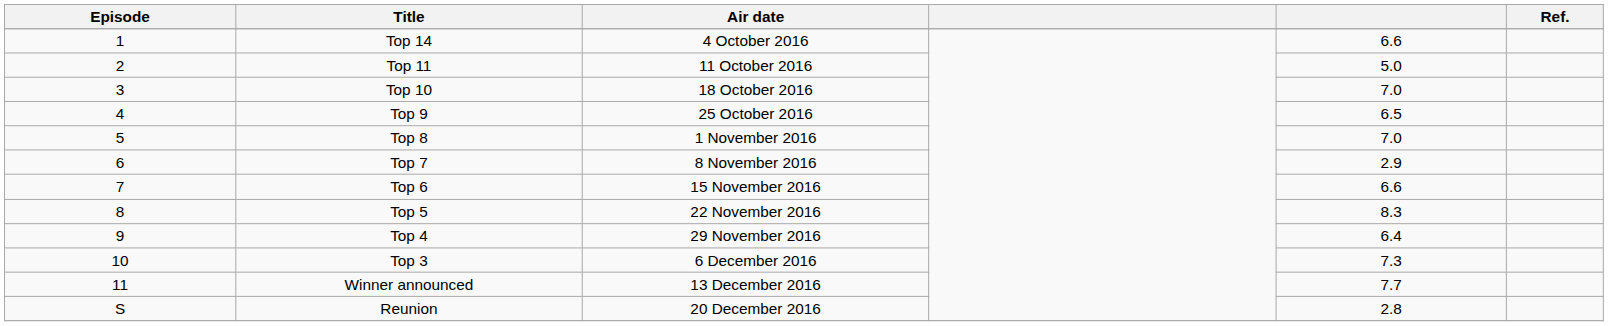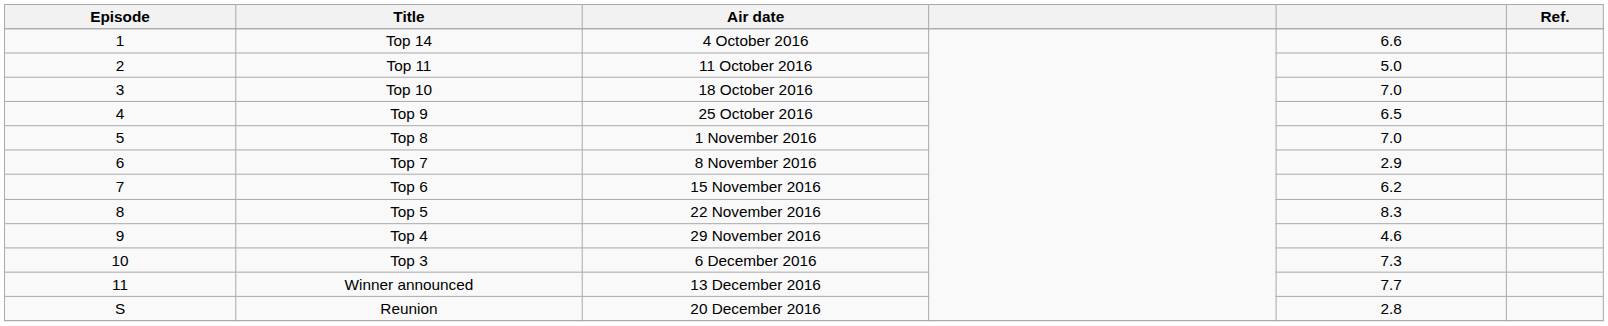(1391, 187) 6.6 -> (1391, 187) 6.2
(1391, 236) 6.4 -> (1391, 236) 4.6
